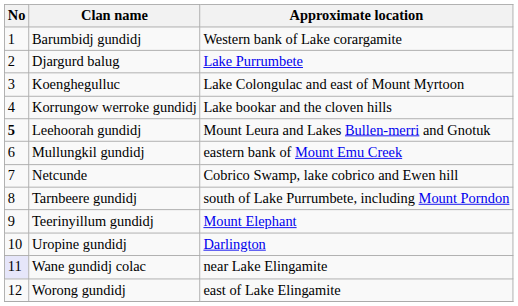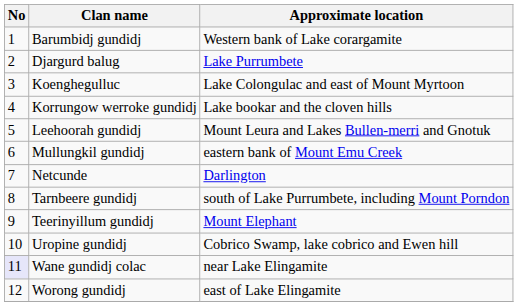(11, 130) bold -> (11, 130) normal
(331, 175) Cobrico Swamp, lake cobrico and Ewen hill -> (235, 175) Darlington
(235, 244) Darlington -> (331, 244) Cobrico Swamp, lake cobrico and Ewen hill
